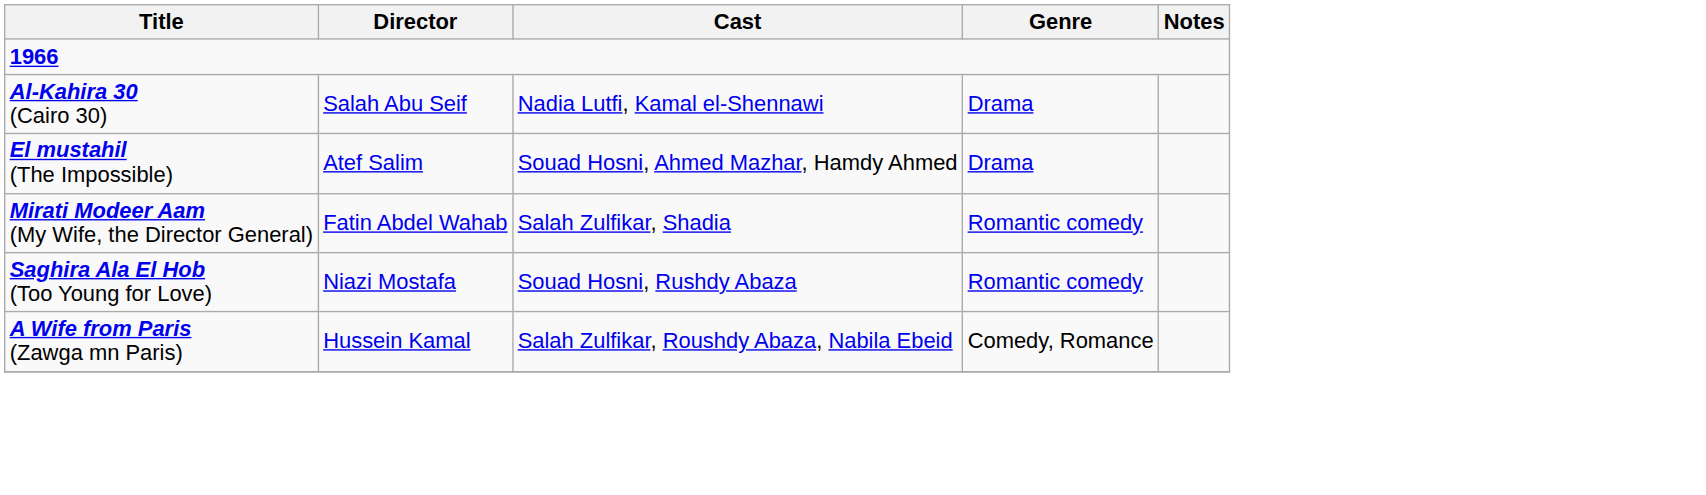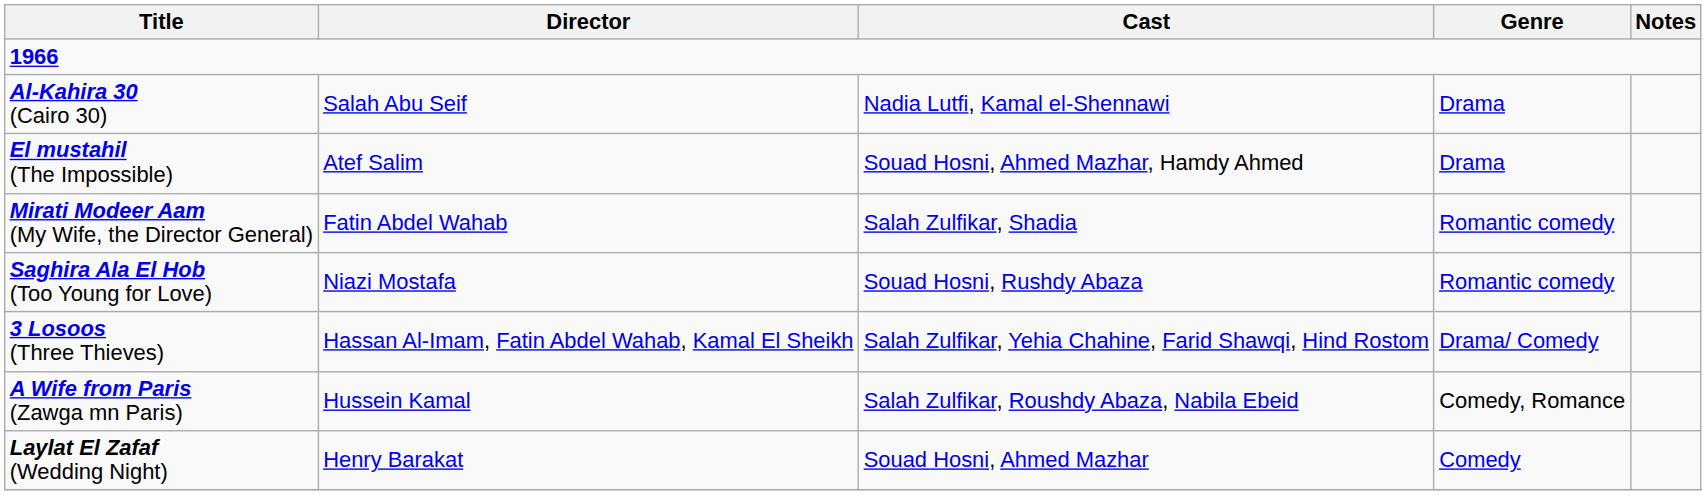+ row: (87, 341)
+ row: (89, 460)
